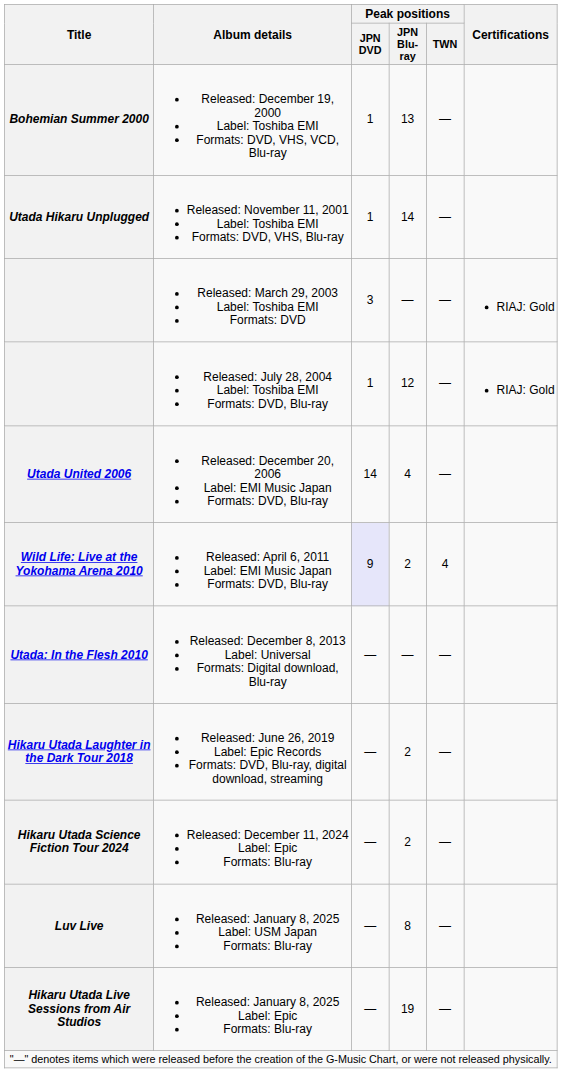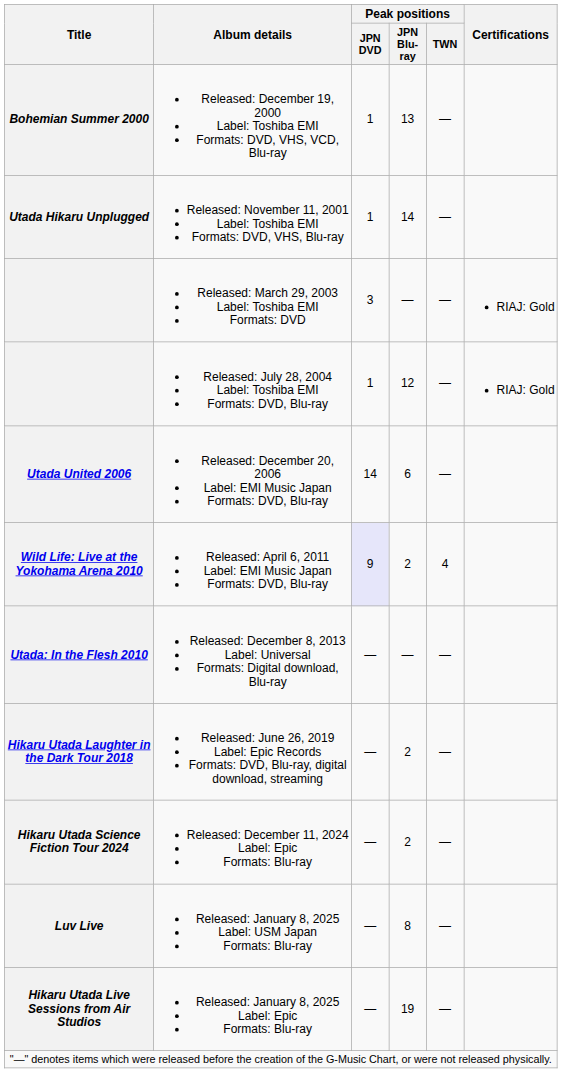(408, 474) 4 -> (408, 474) 6
